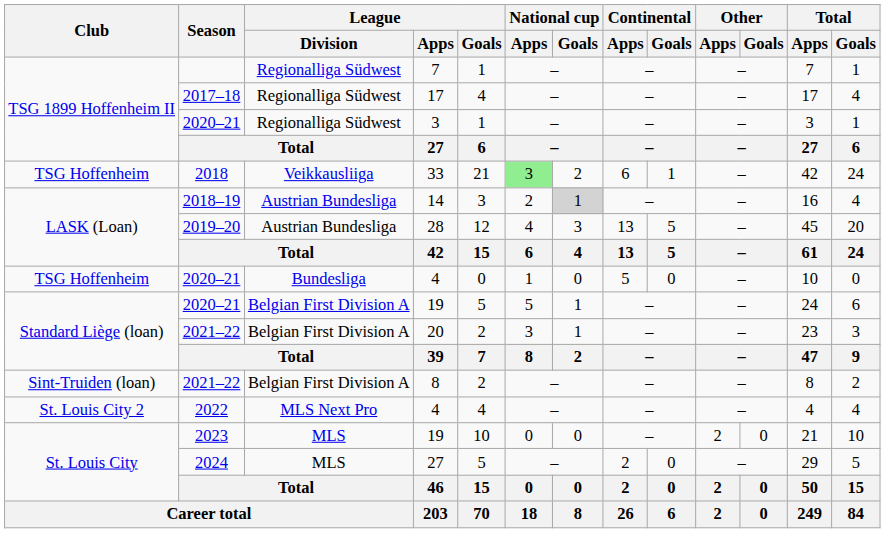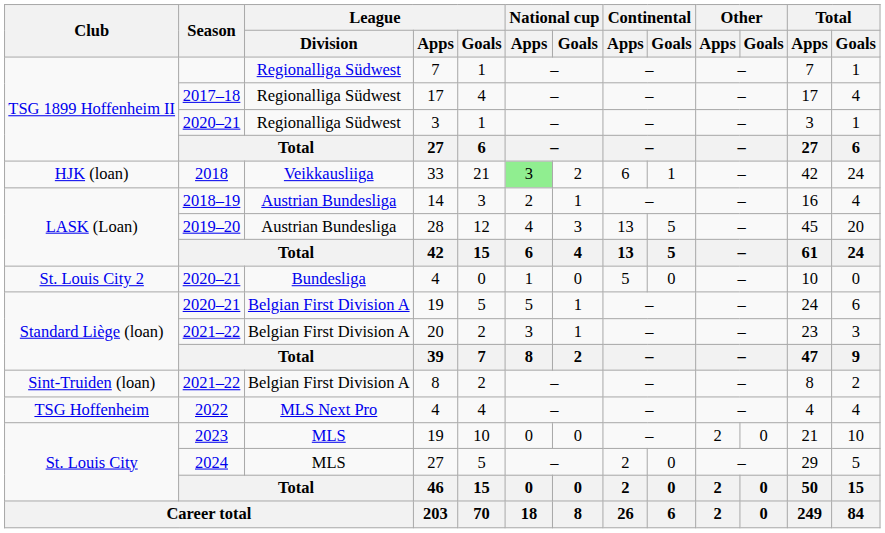(92, 174) TSG Hoffenheim -> (92, 174) HJK (loan)
(578, 200) lightgrey background -> (578, 200) no background
(92, 278) TSG Hoffenheim -> (92, 278) St. Louis City 2
(92, 409) St. Louis City 2 -> (92, 409) TSG Hoffenheim
